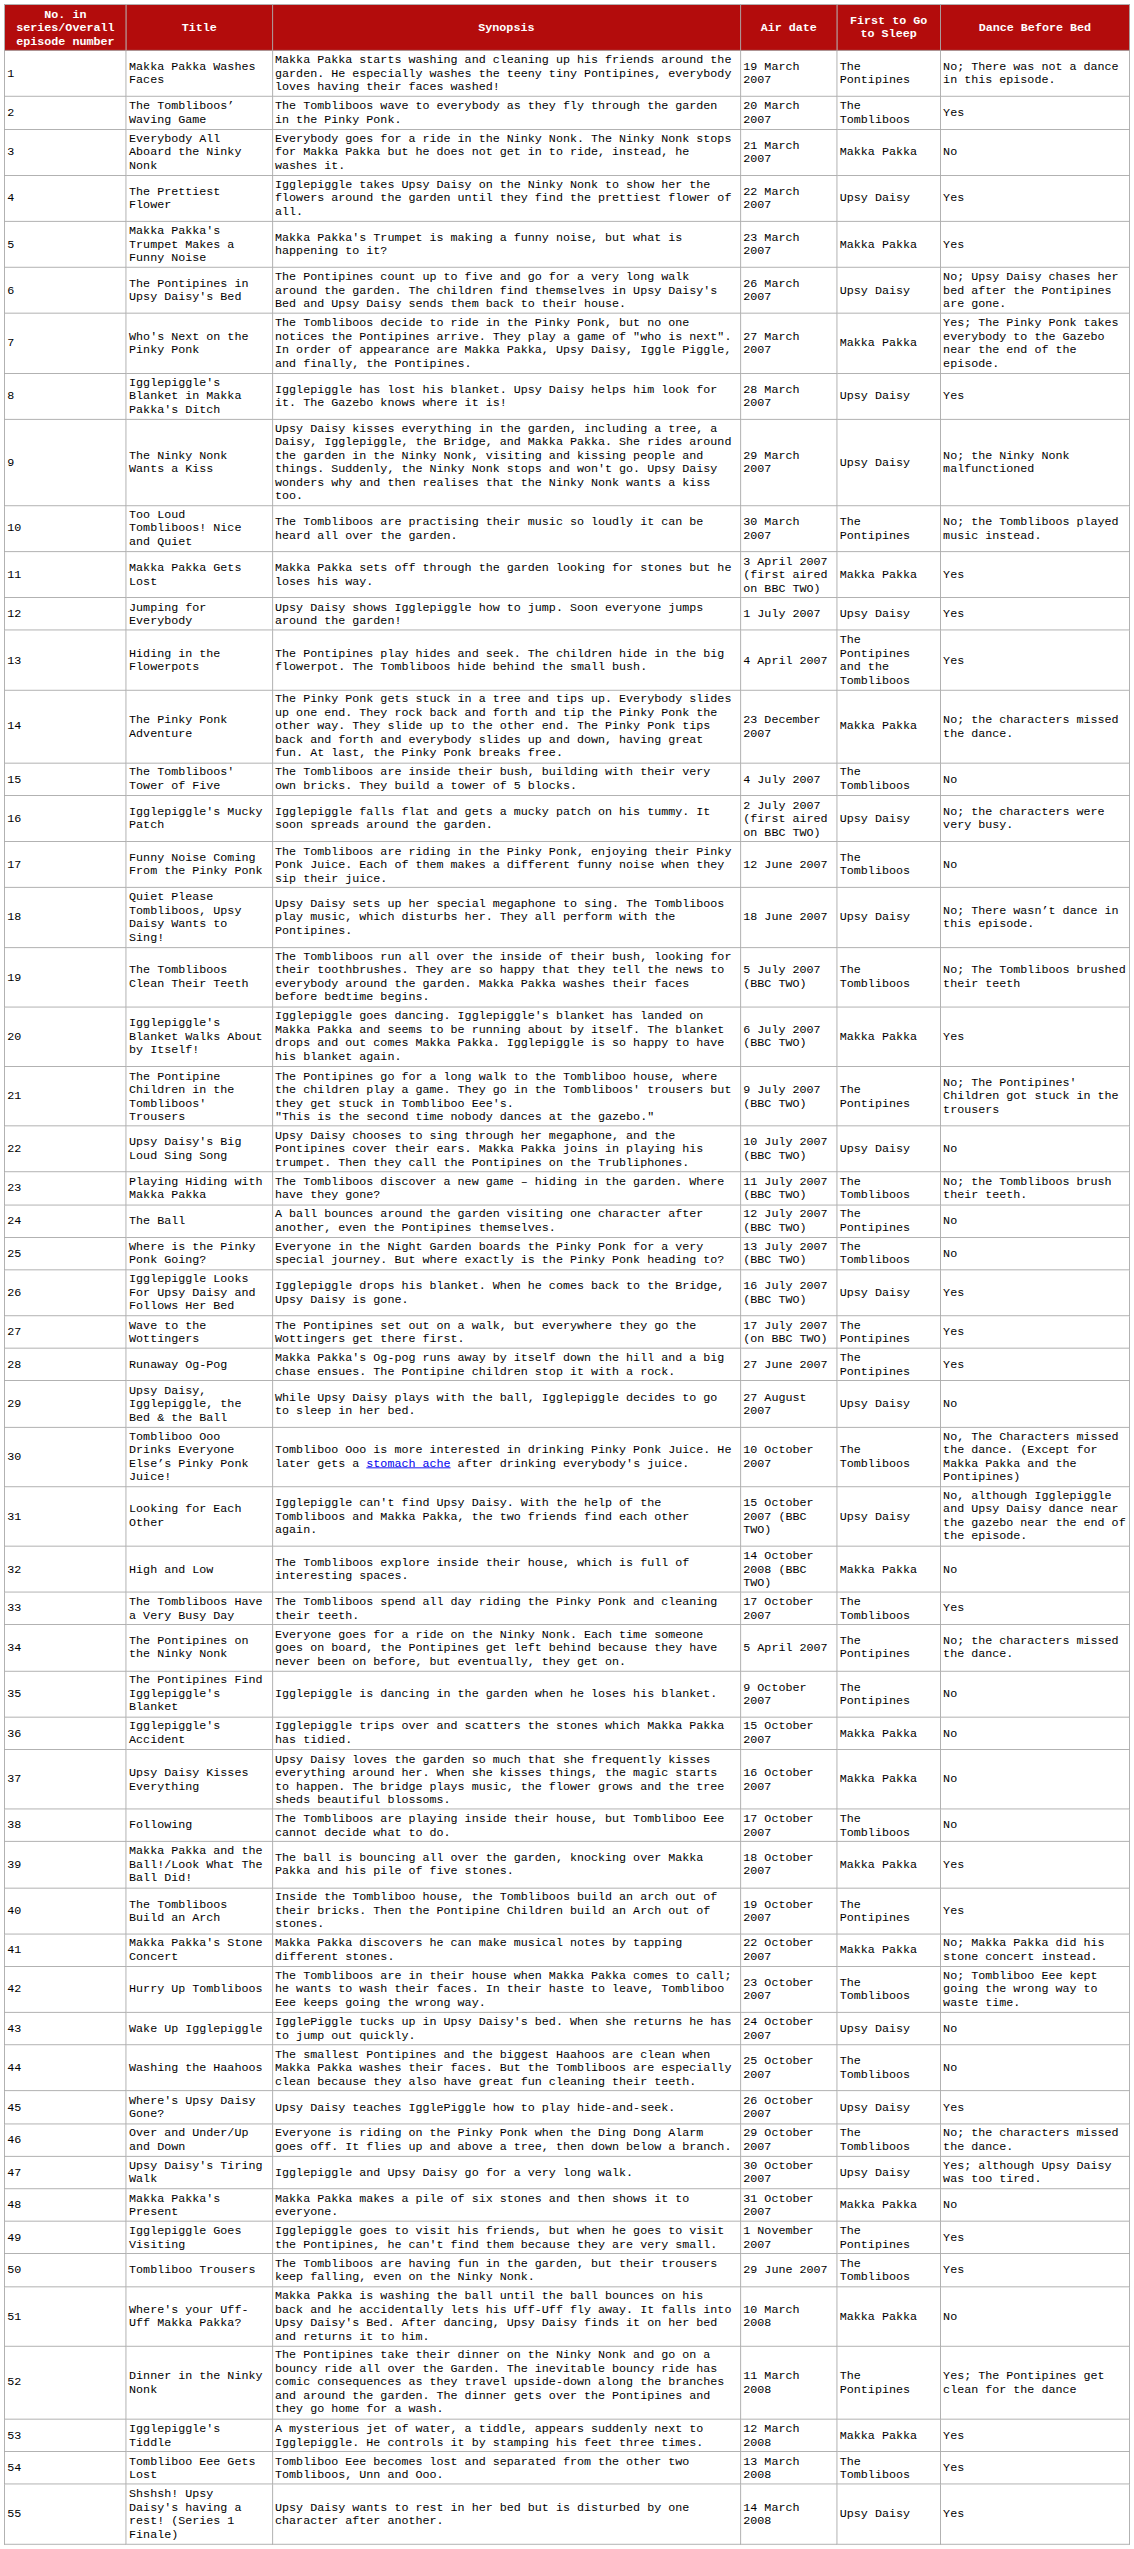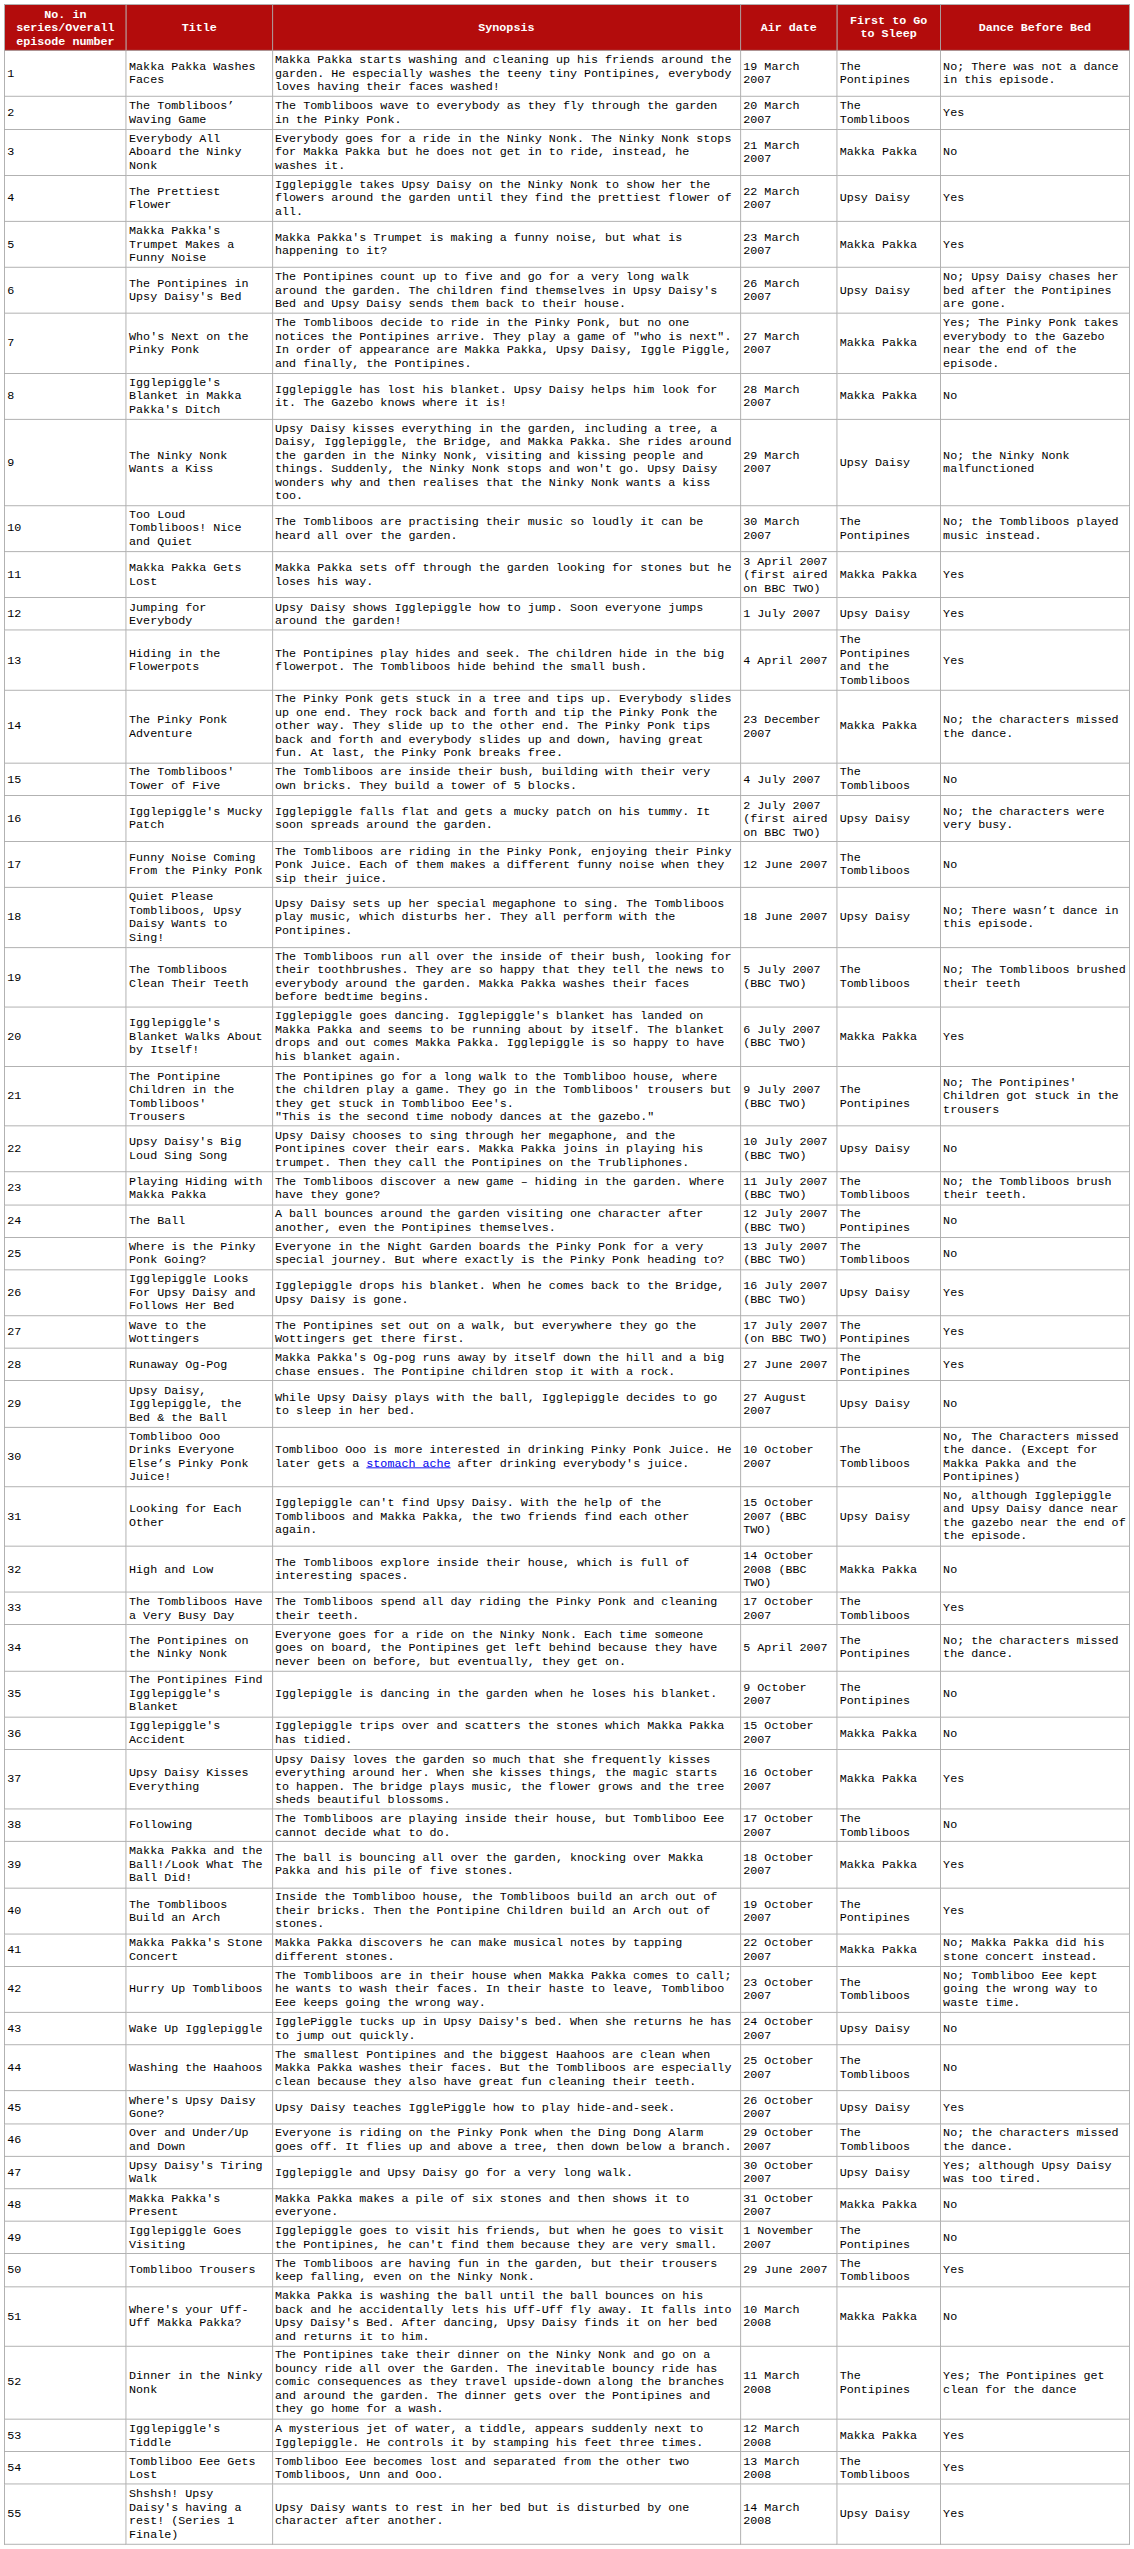(875, 396) Upsy Daisy -> (878, 396) Makka Pakka
(954, 396) Yes -> (950, 396) No
(950, 1779) No -> (954, 1779) Yes
(954, 2238) Yes -> (950, 2238) No
